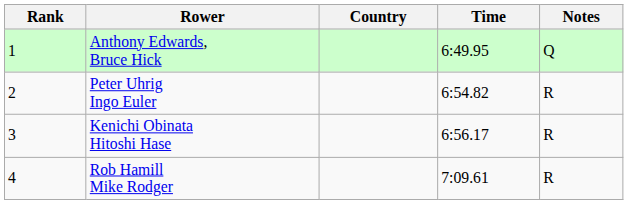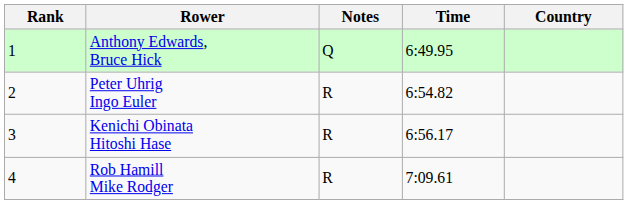columns swapped: (378, 16) <-> (581, 16)
